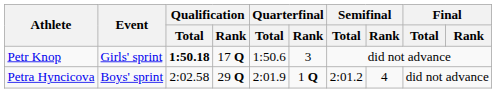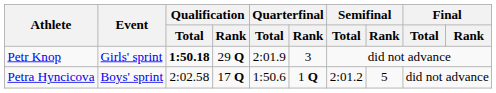(231, 56) 17 Q -> (231, 56) 29 Q
(269, 56) 1:50.6 -> (269, 56) 2:01.9
(231, 77) 29 Q -> (231, 77) 17 Q
(269, 77) 2:01.9 -> (269, 77) 1:50.6
(384, 77) 4 -> (384, 77) 5
